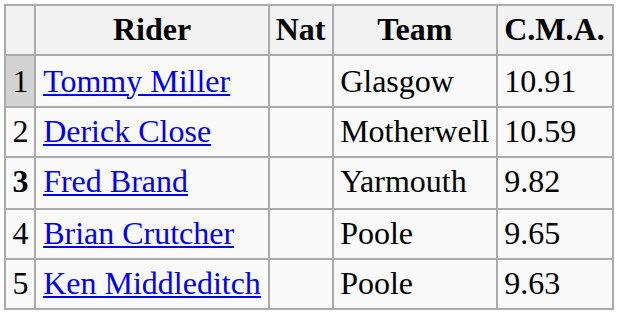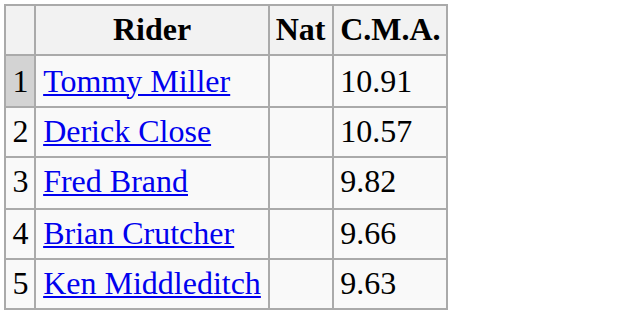- column: (415, 29)
(540, 131) 10.59 -> (376, 131) 10.57
(20, 182) bold -> (20, 182) normal
(532, 232) 9.65 -> (368, 232) 9.66
